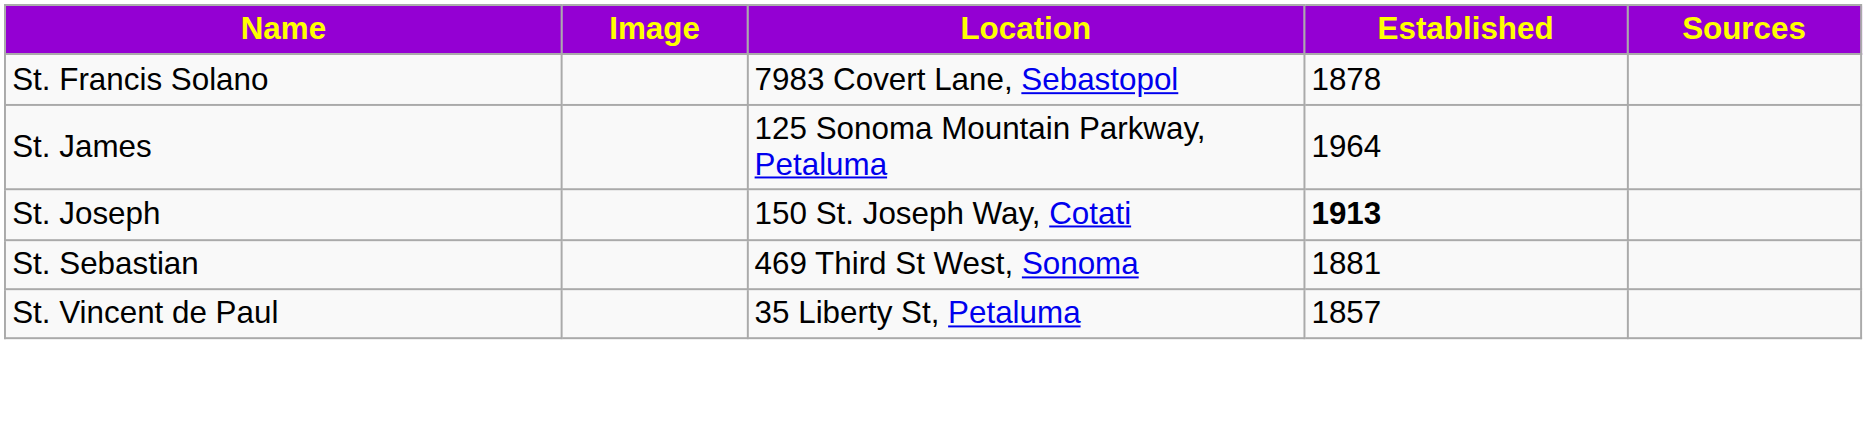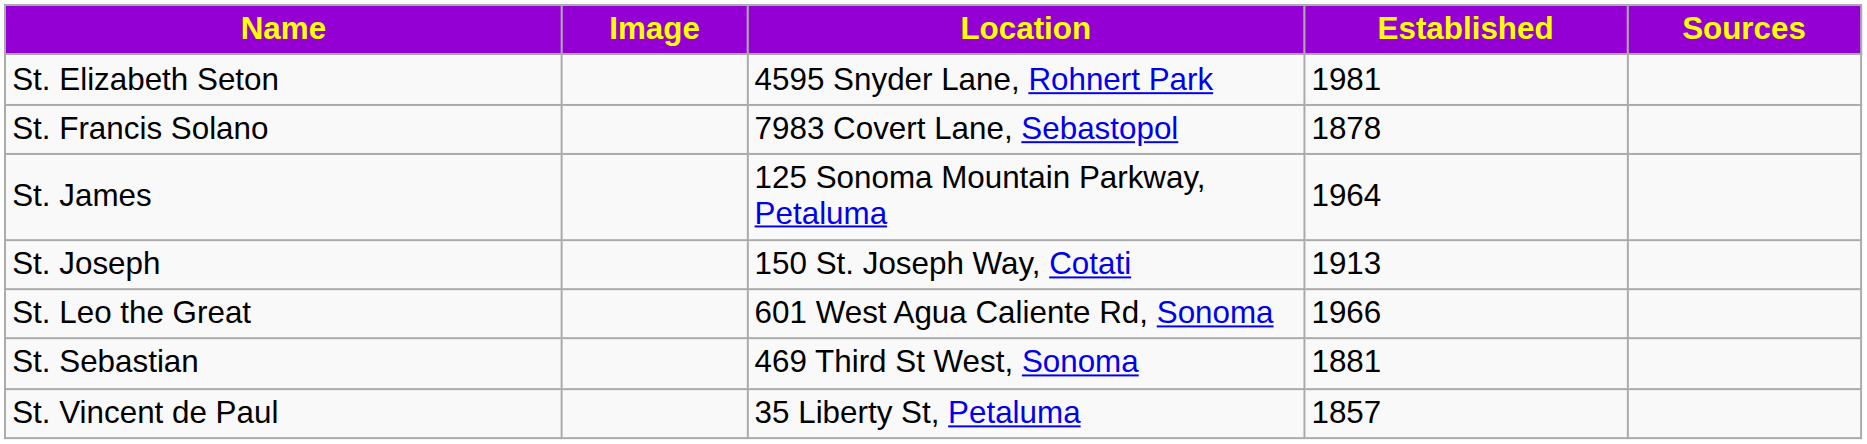+ row: (146, 79)
(1346, 213) bold -> (1346, 263) normal
+ row: (132, 313)
